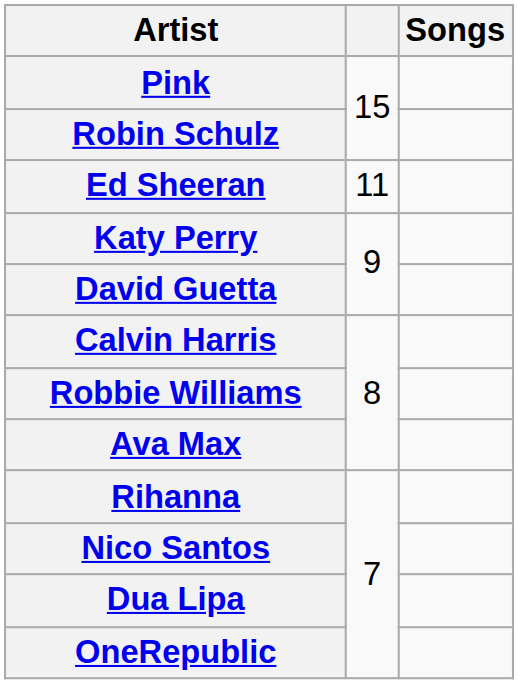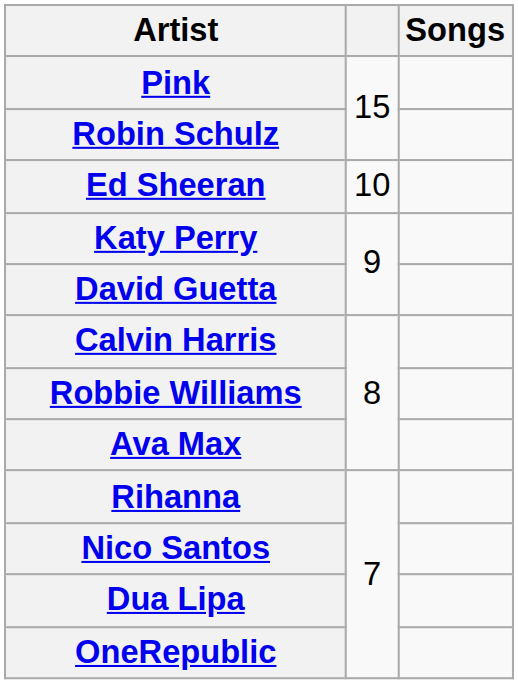(372, 185) 11 -> (372, 185) 10
